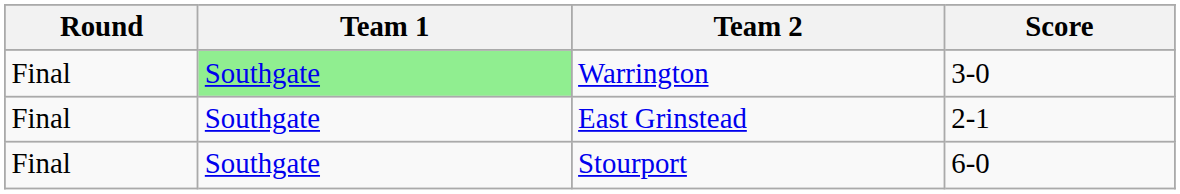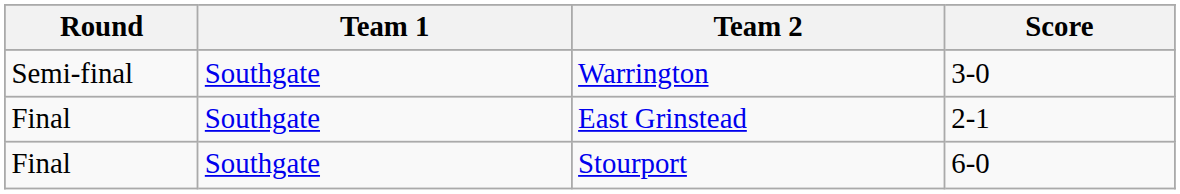(41, 73) Final -> (72, 73) Semi-final
(262, 73) lightgreen background -> (262, 73) no background
